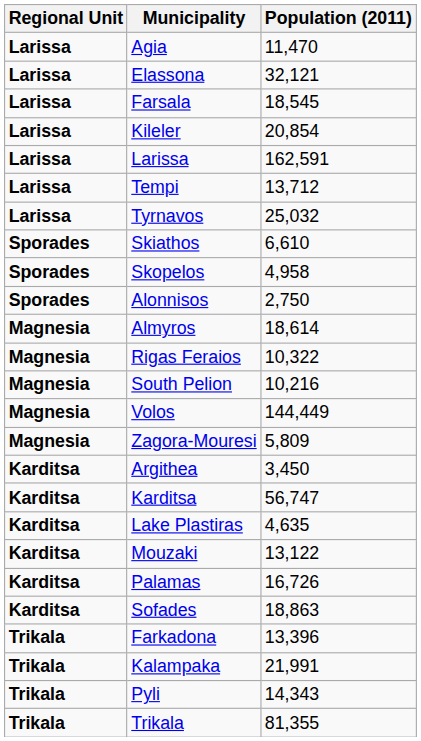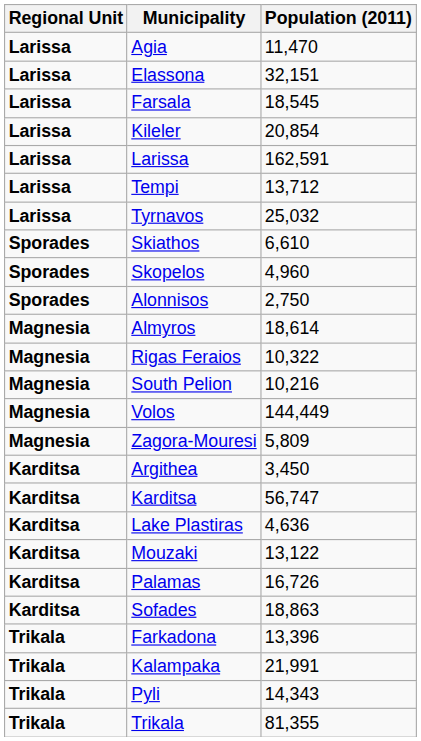(292, 74) 32,121 -> (292, 74) 32,151
(287, 272) 4,958 -> (287, 272) 4,960
(287, 525) 4,635 -> (287, 525) 4,636
